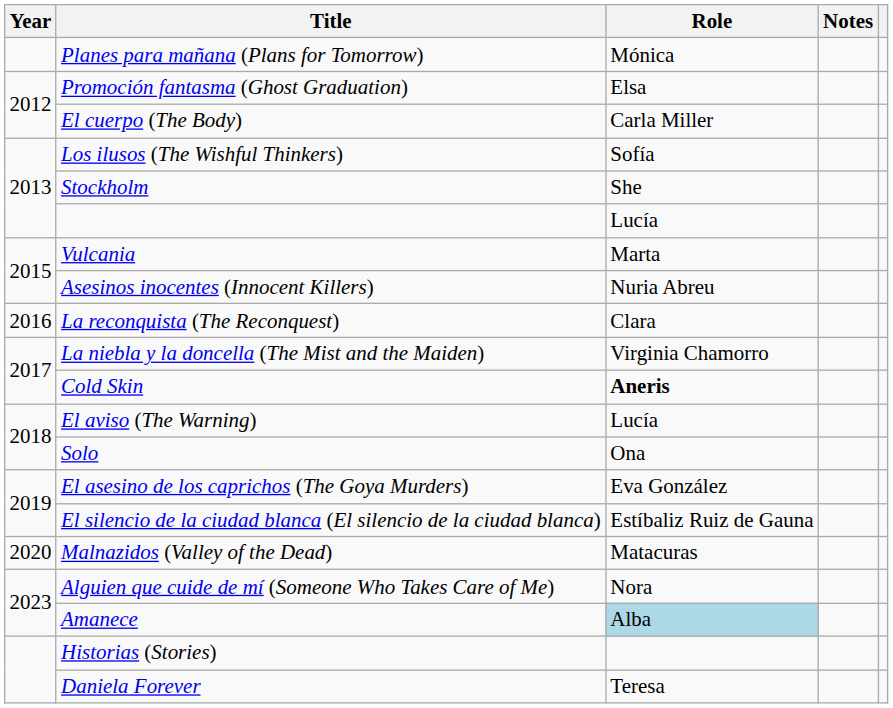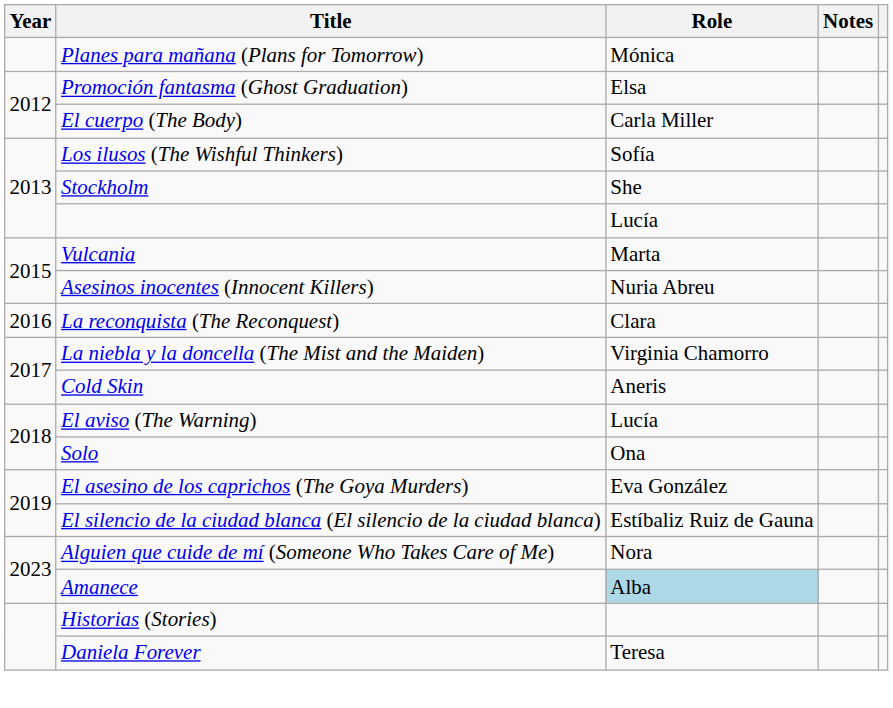(640, 386) bold -> (638, 386) normal
- row: (197, 552)
